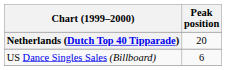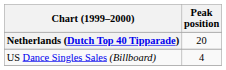(202, 57) 6 -> (202, 57) 4
